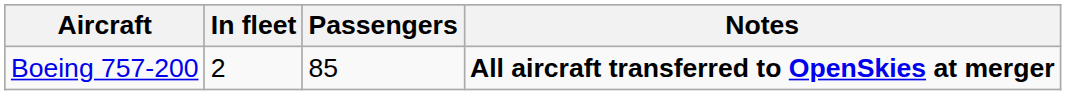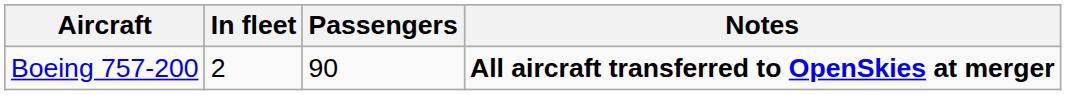(323, 67) 85 -> (323, 67) 90
